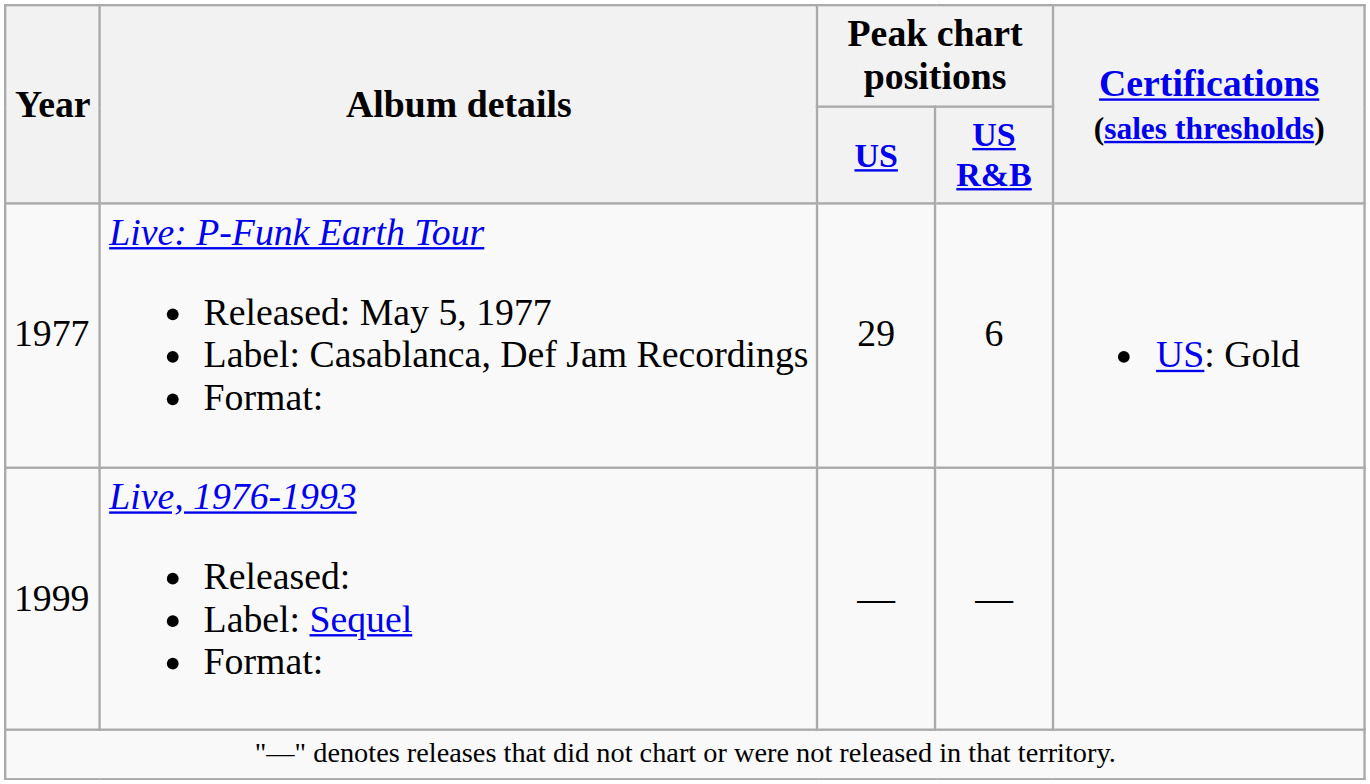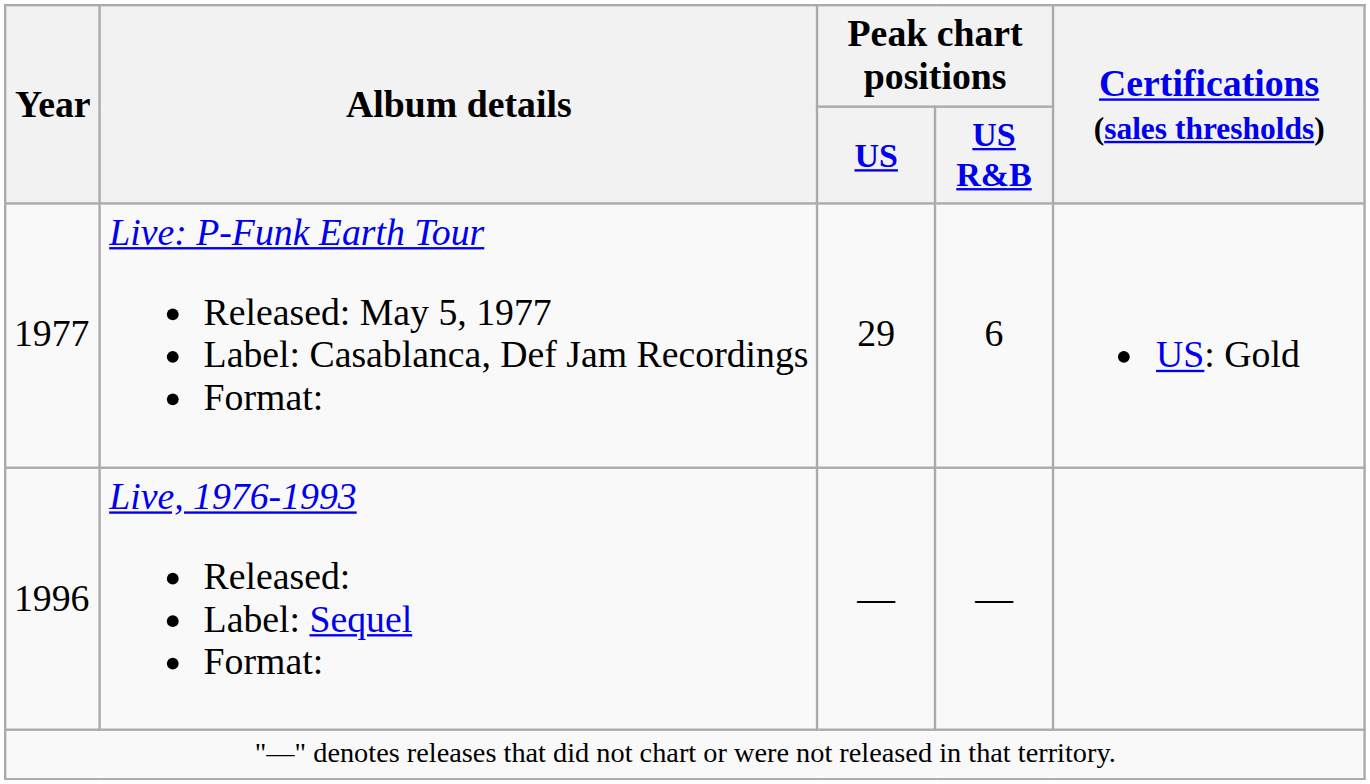(52, 597) 1999 -> (52, 597) 1996
